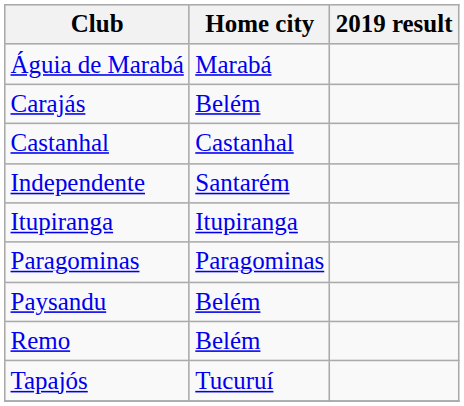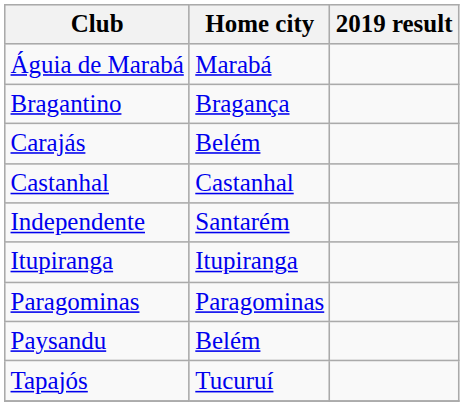+ row: (66, 103)
- row: (40, 340)
